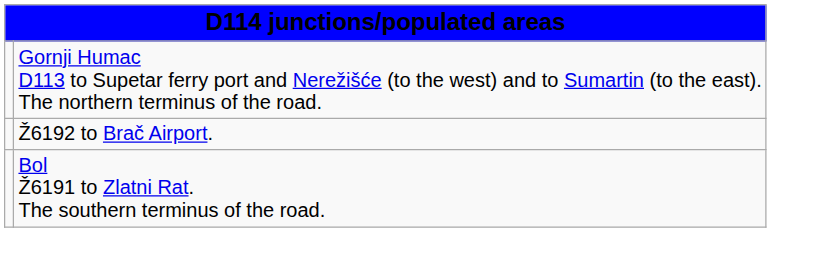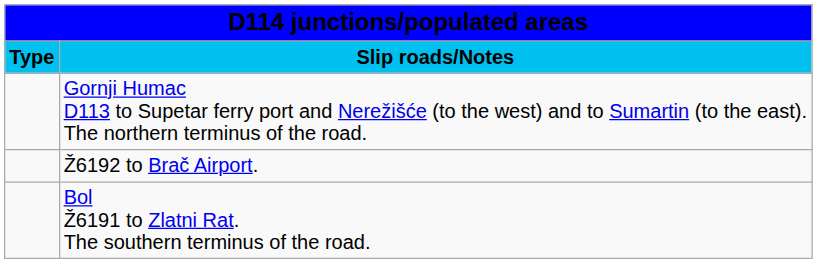+ row: (435, 57)
